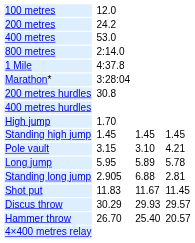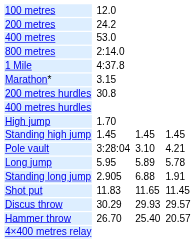(113, 80) 3:28:04 -> (106, 80) 3.15
(106, 149) 3.15 -> (113, 149) 3:28:04
(175, 177) 2.81 -> (175, 177) 1.91
(147, 190) 11.67 -> (147, 190) 11.65
